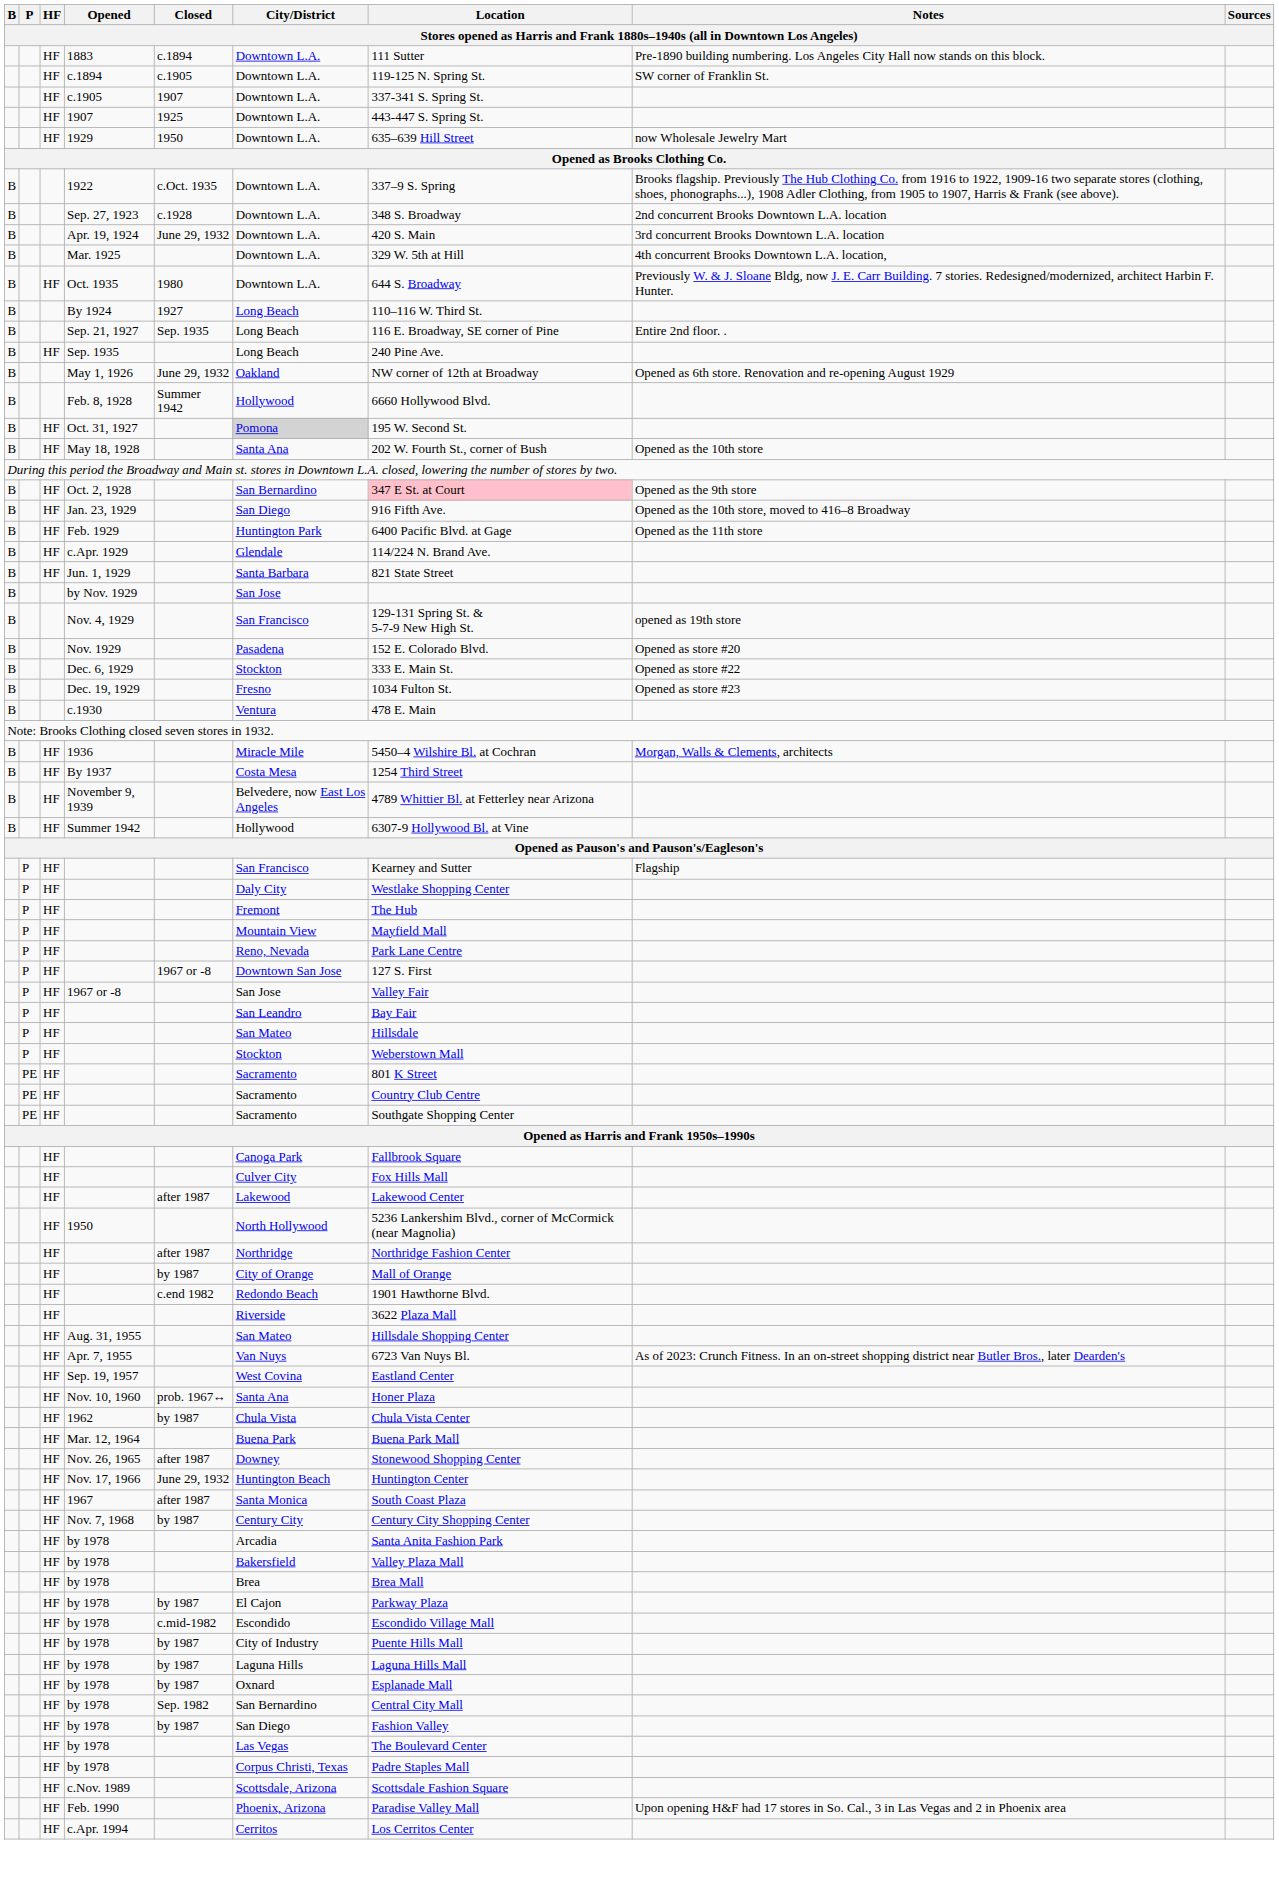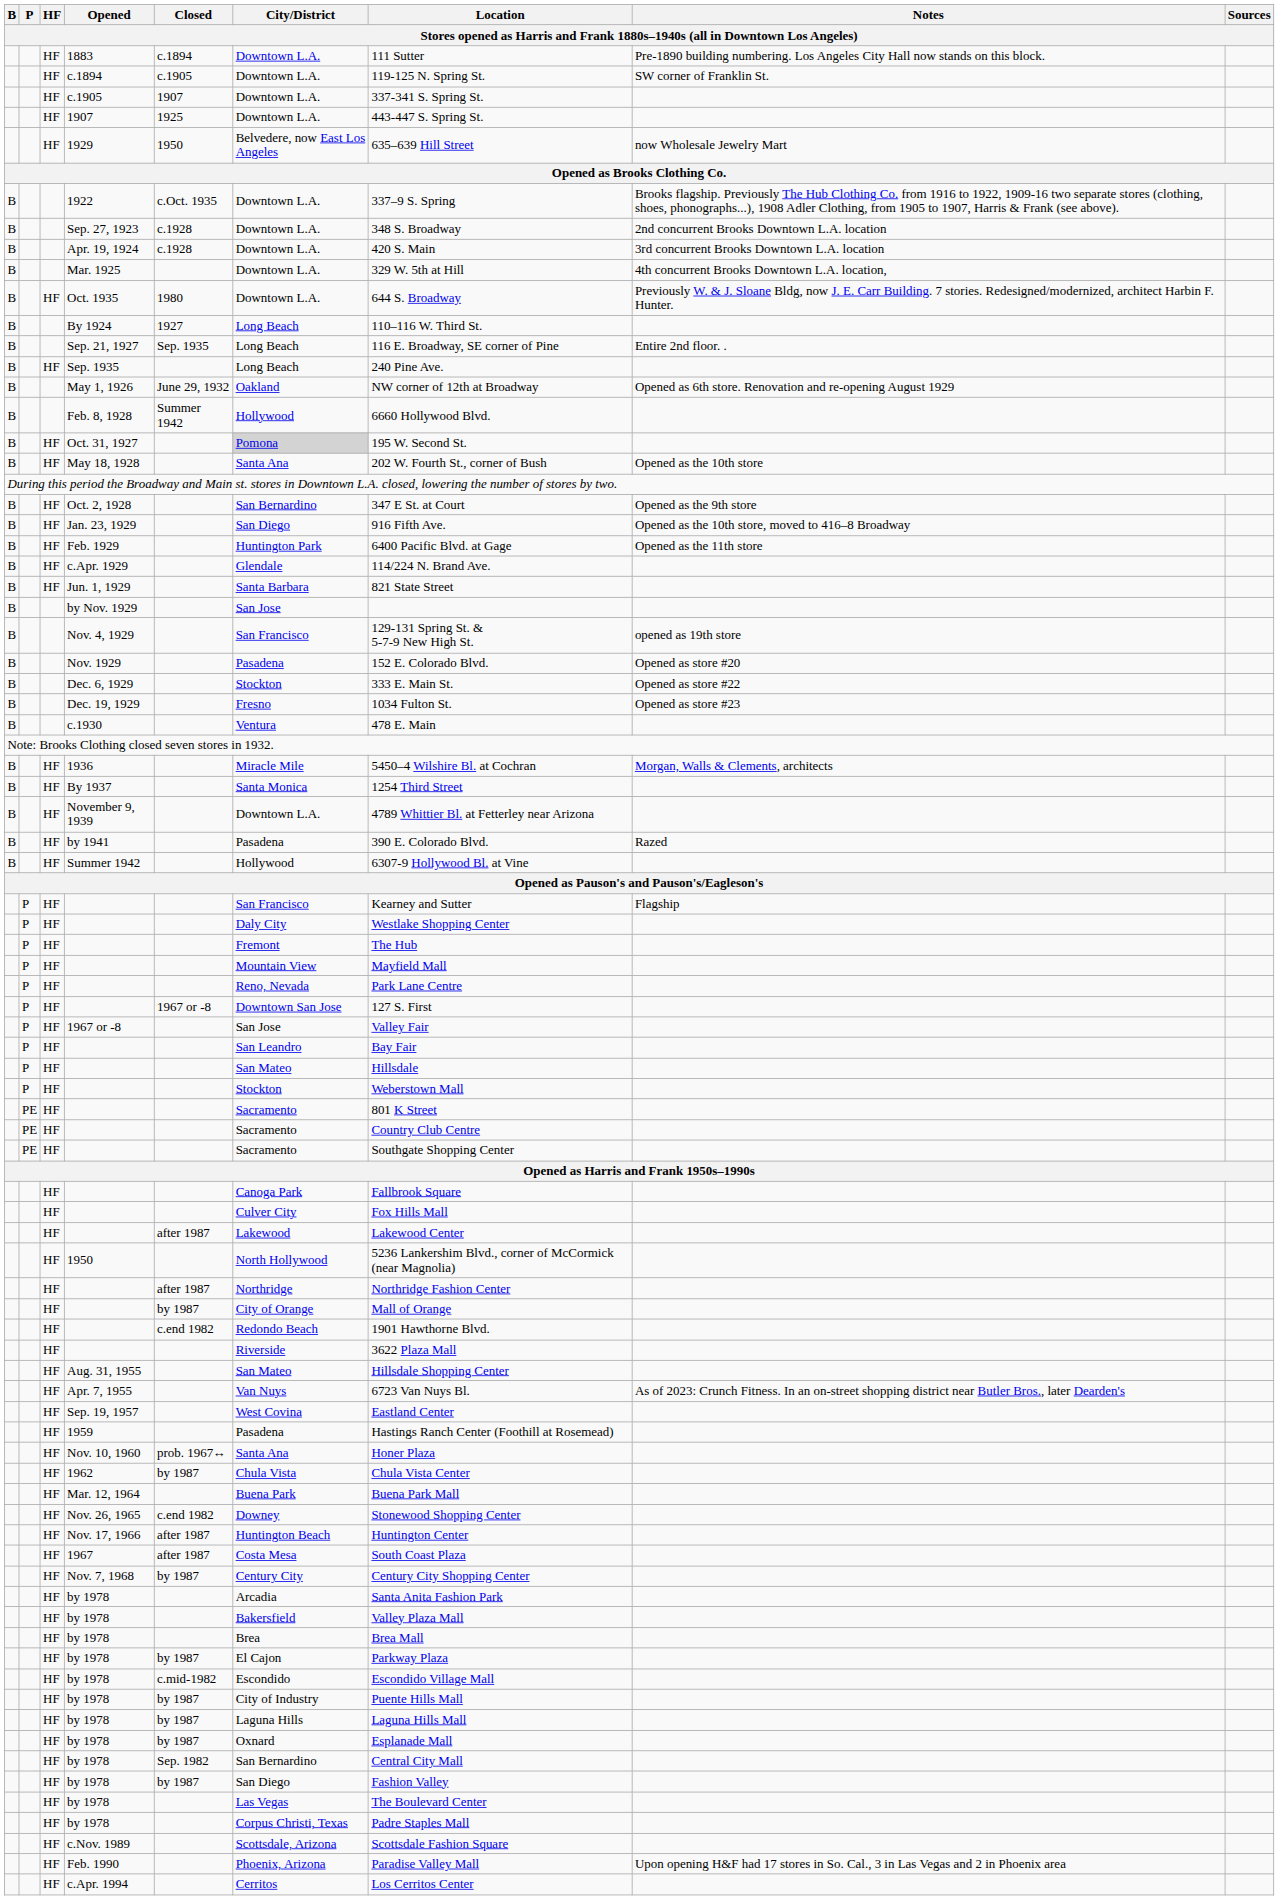(278, 138) Downtown L.A. -> (300, 145) Belvedere, now East Los Angeles
(193, 234) June 29, 1932 -> (174, 249) c.1928
(418, 490) pink background -> (418, 504) no background
(266, 771) Costa Mesa -> (271, 786) Santa Monica
(300, 799) Belvedere, now East Los Angeles -> (278, 814) Downtown L.A.
+ row: (30, 842)
+ row: (30, 1432)
(183, 1458) after 1987 -> (185, 1514) c.end 1982
(193, 1479) June 29, 1932 -> (183, 1535) after 1987
(271, 1499) Santa Monica -> (266, 1555) Costa Mesa
